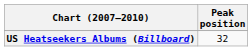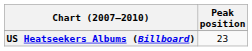(223, 39) 32 -> (223, 39) 23
